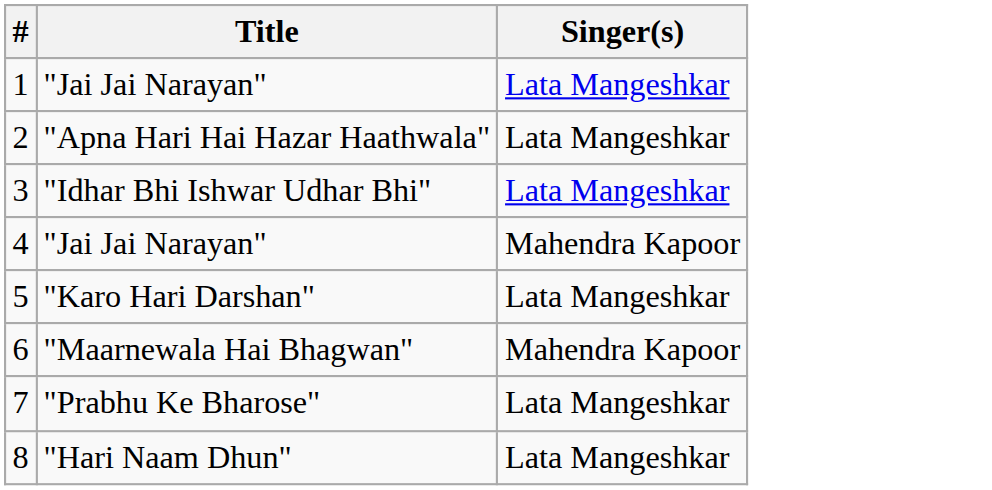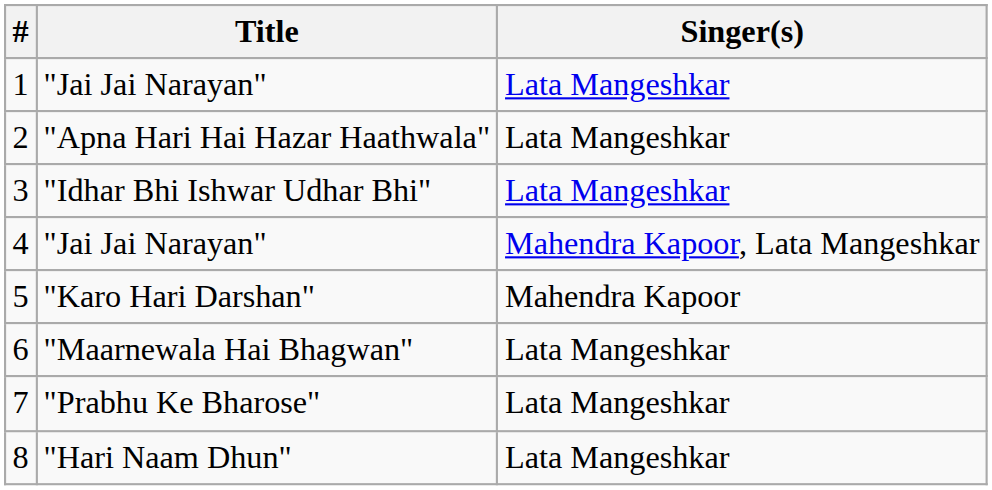(623, 243) Mahendra Kapoor -> (742, 243) Mahendra Kapoor, Lata Mangeshkar
(617, 296) Lata Mangeshkar -> (623, 296) Mahendra Kapoor
(623, 350) Mahendra Kapoor -> (617, 350) Lata Mangeshkar
